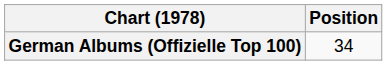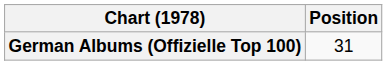(344, 45) 34 -> (344, 45) 31
